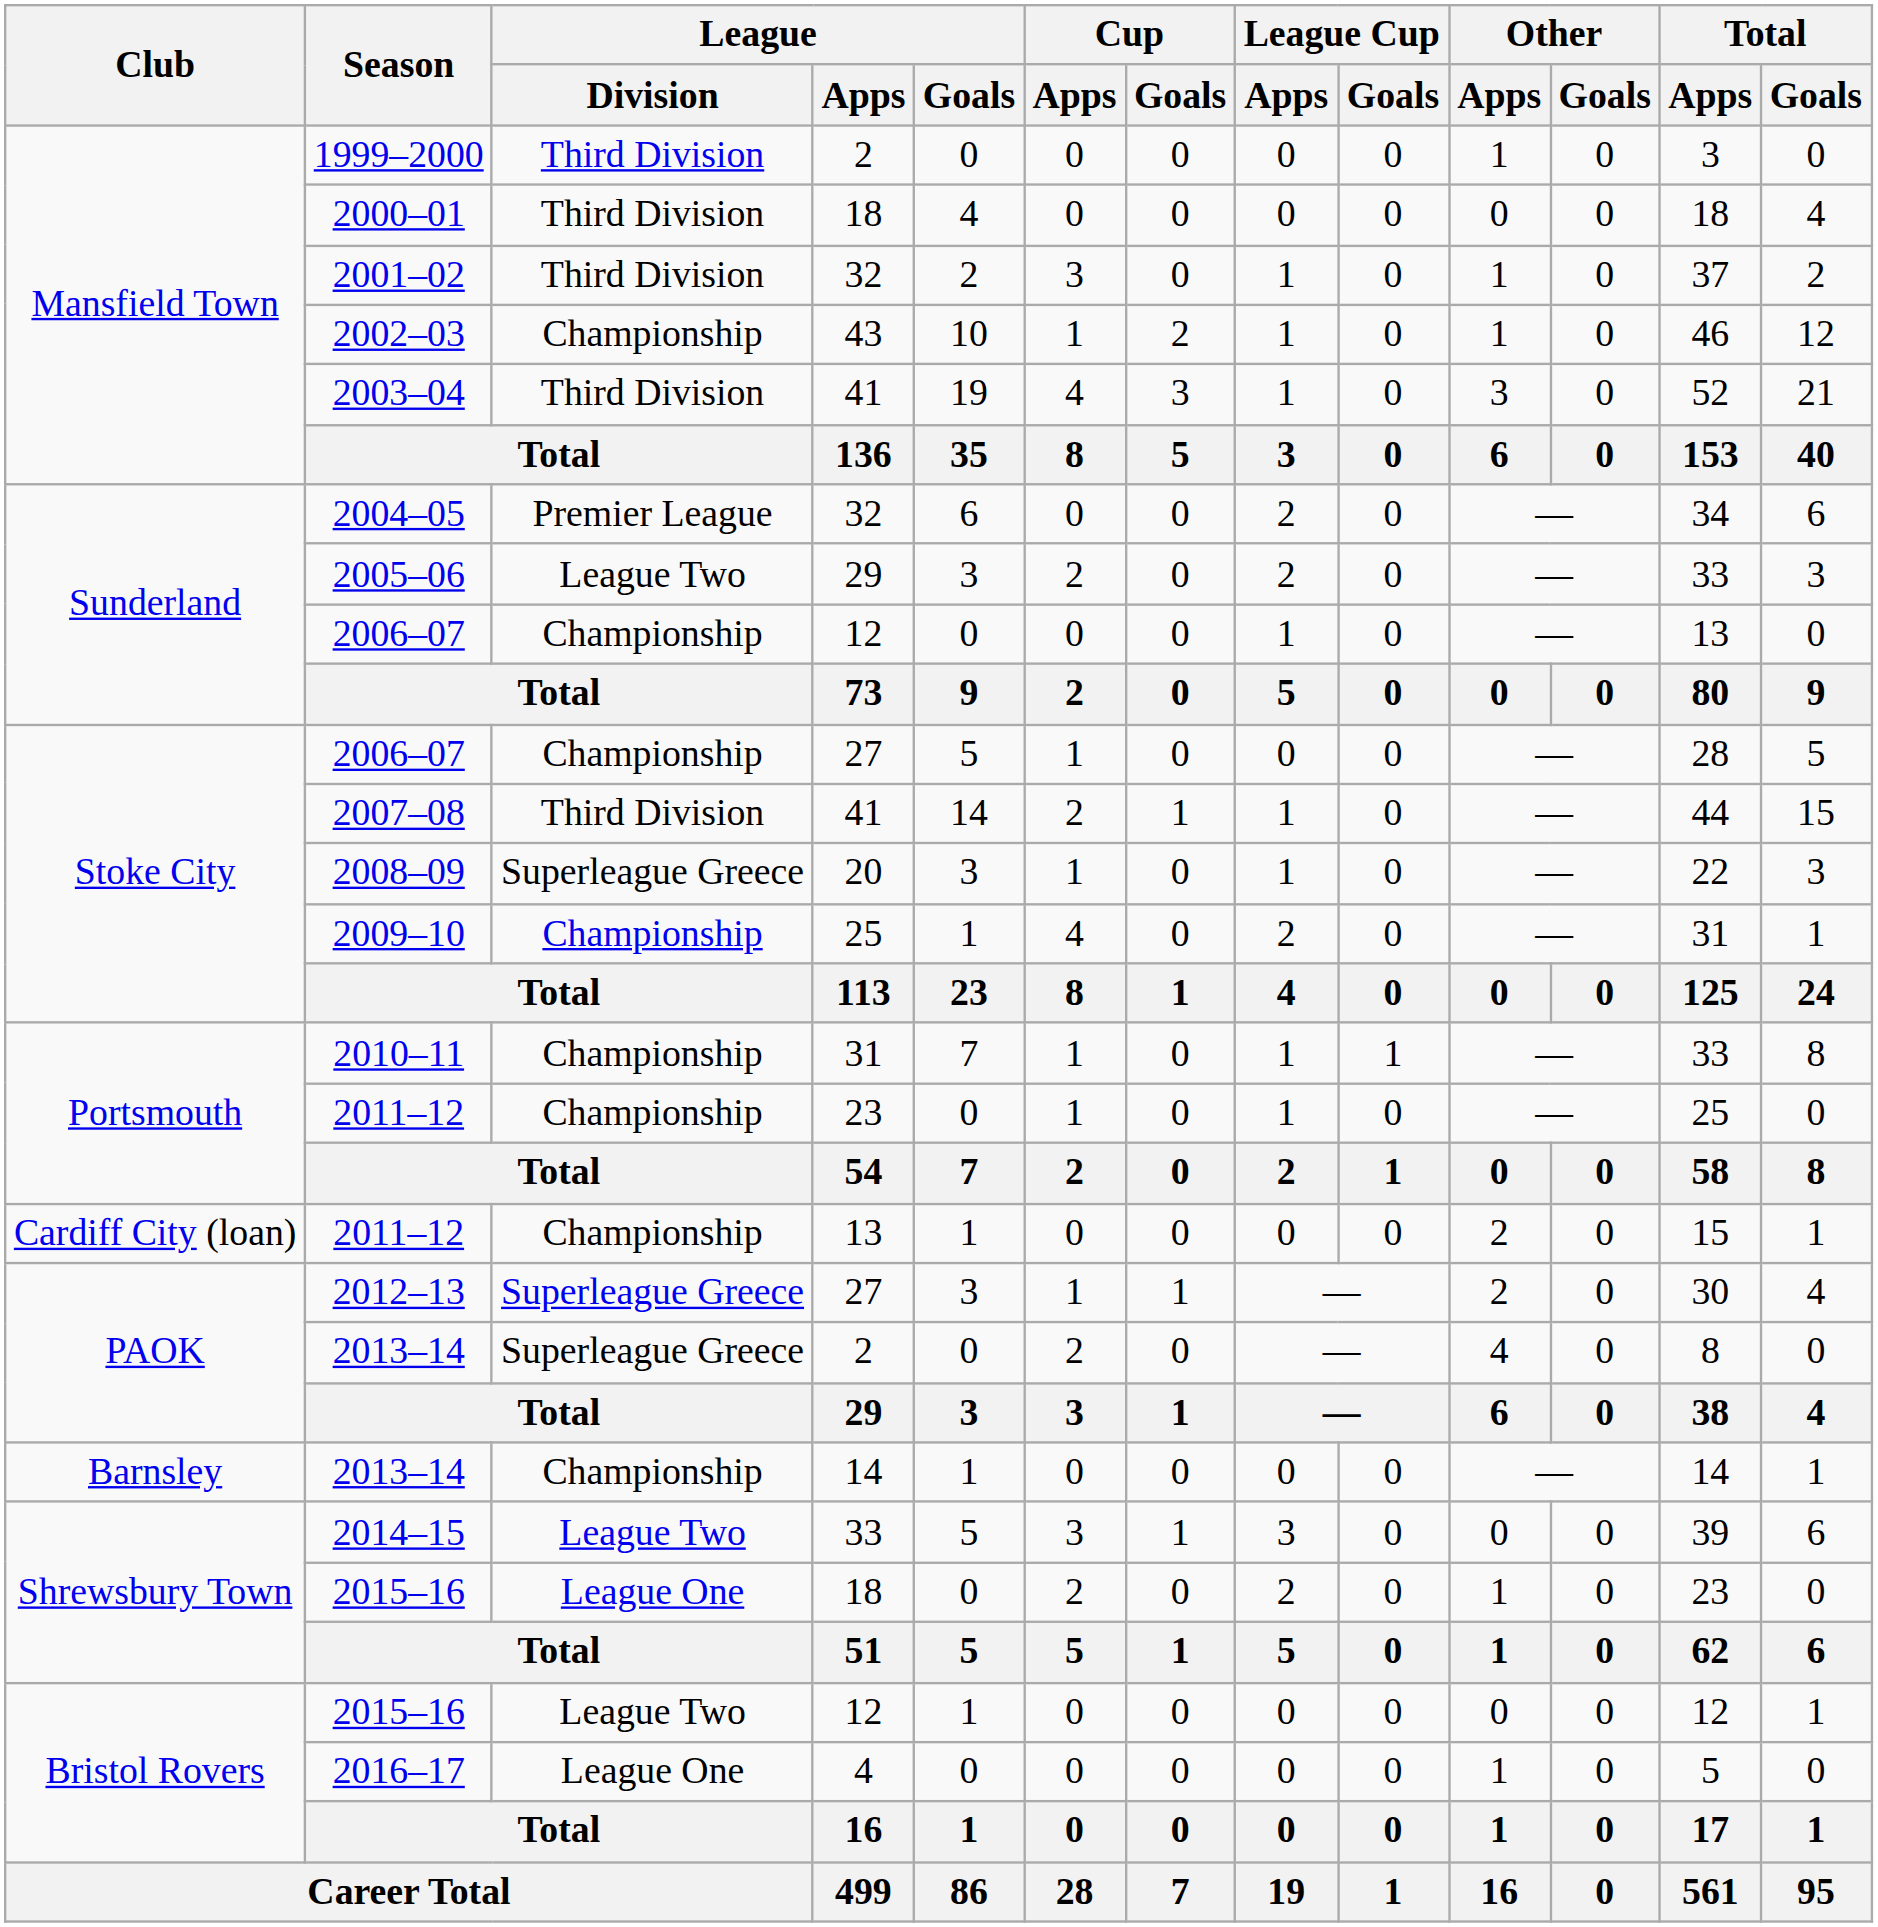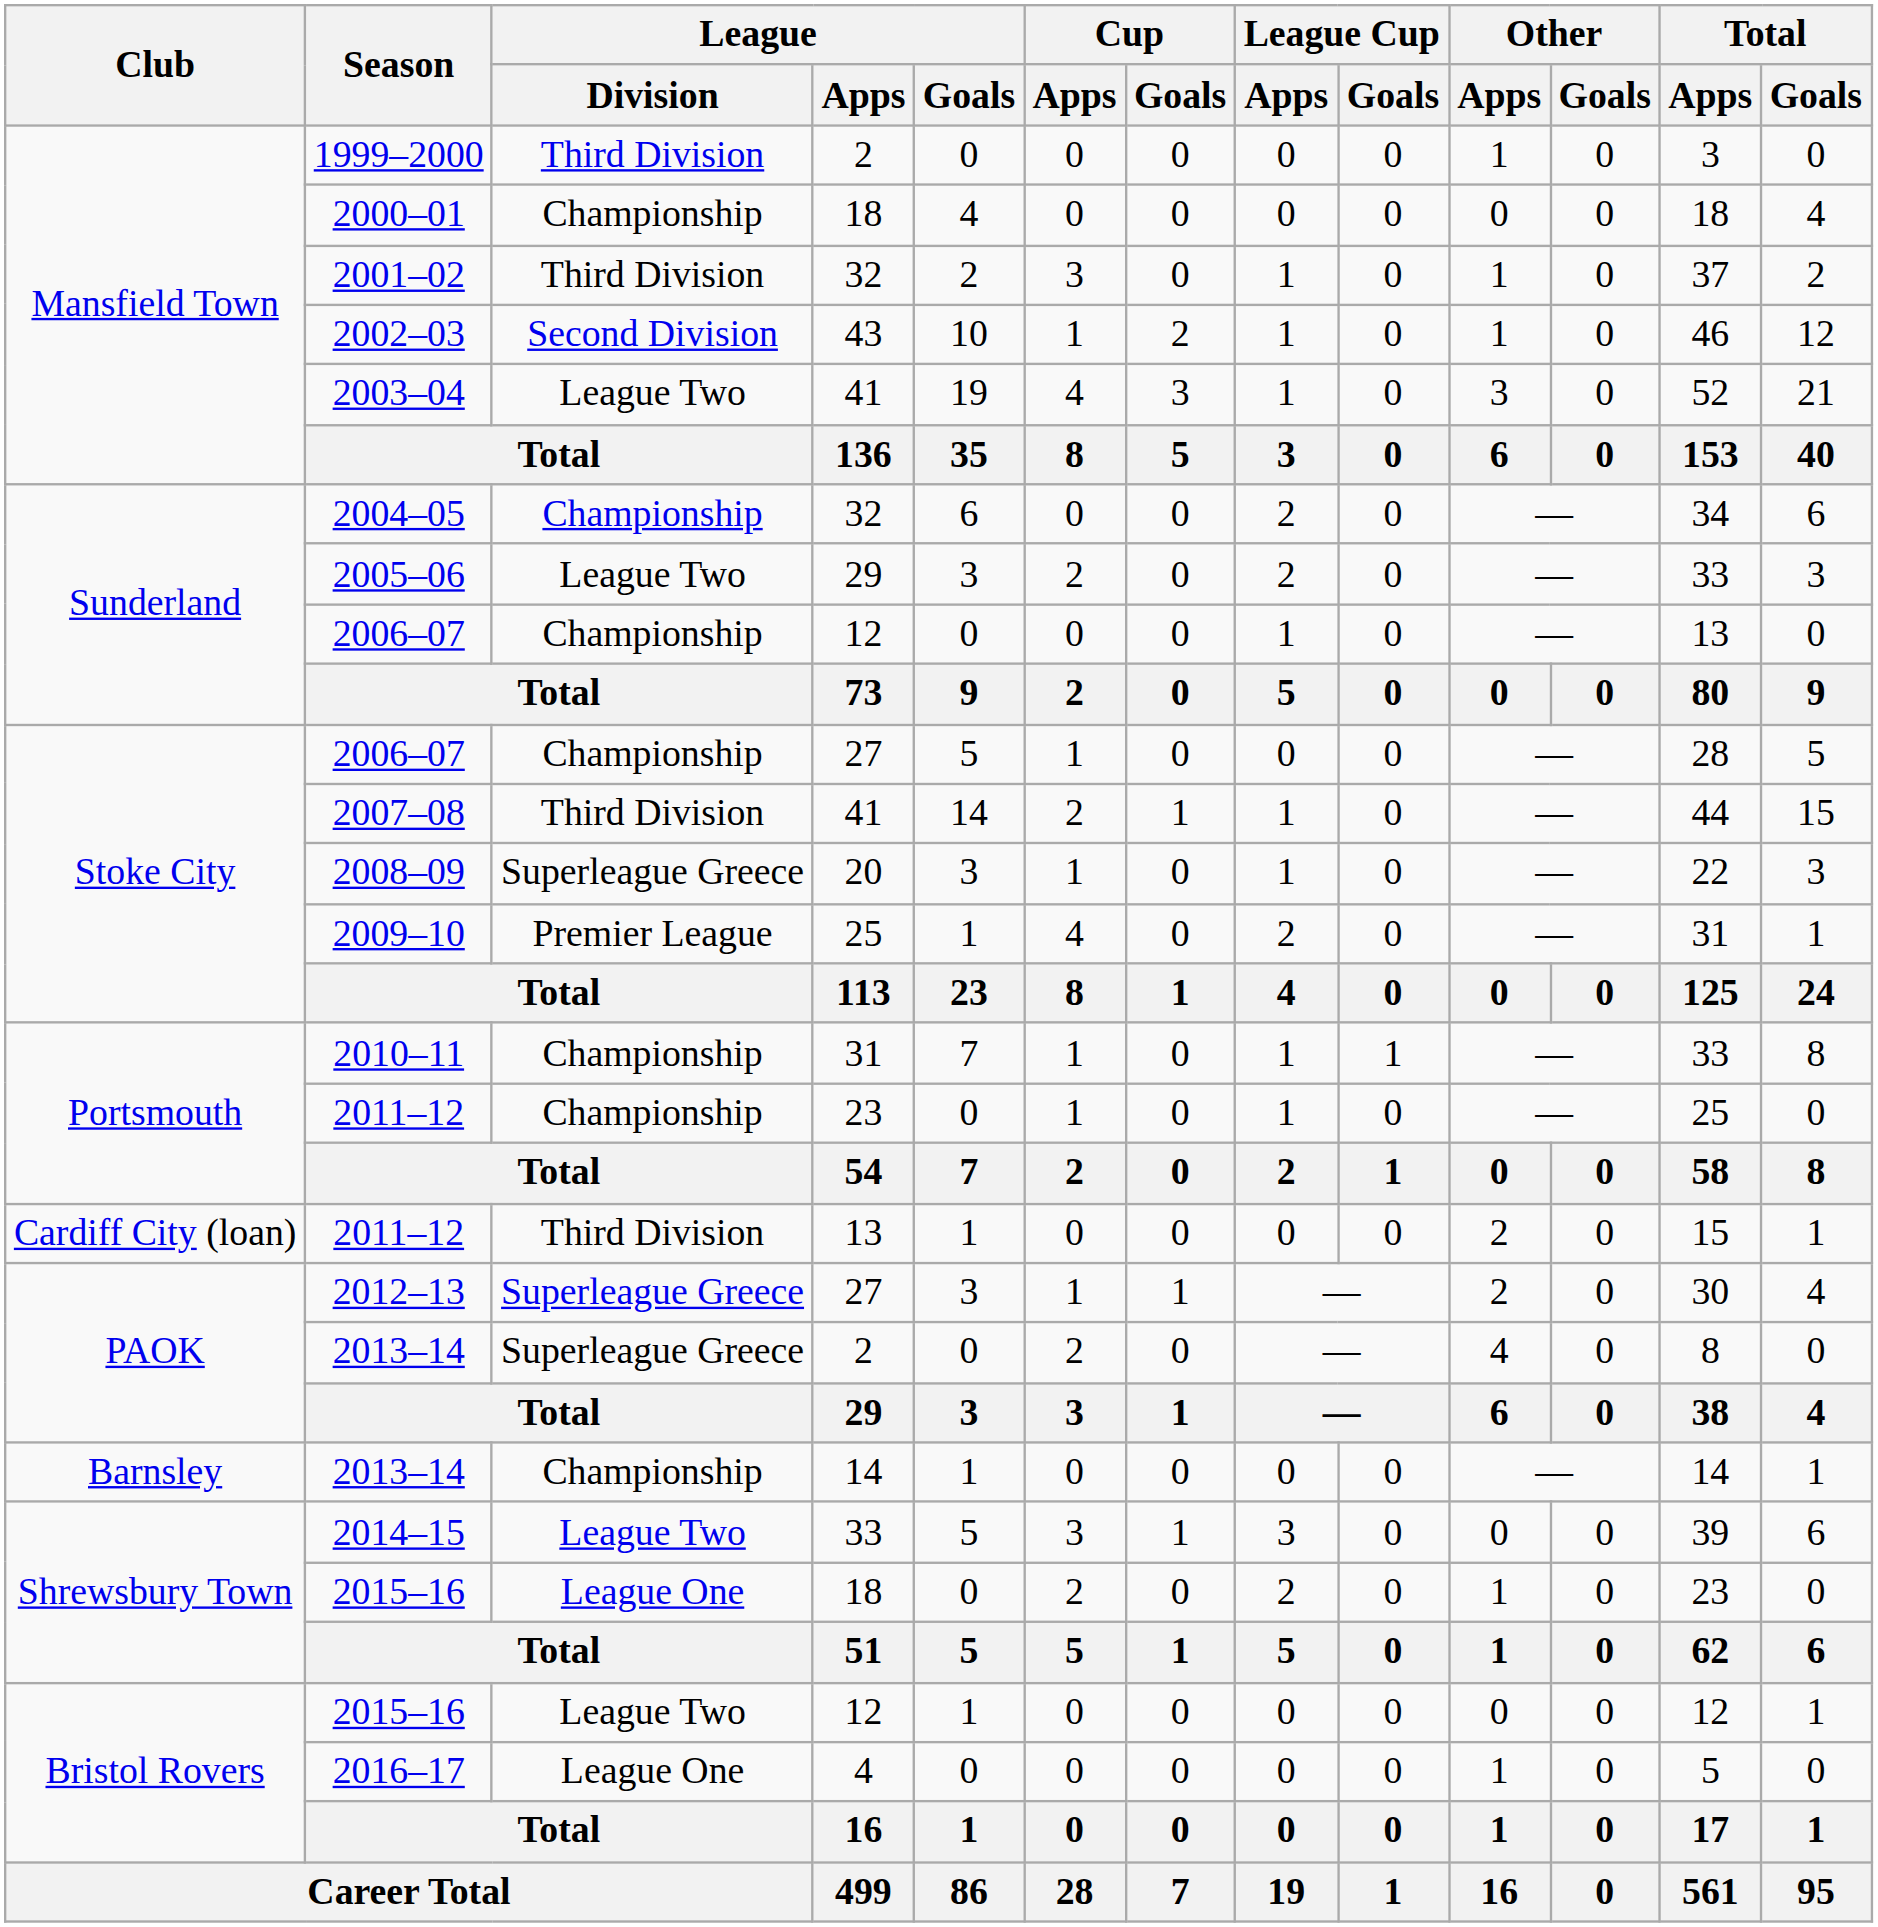(653, 214) Third Division -> (653, 214) Championship
(653, 333) Championship -> (653, 333) Second Division
(653, 393) Third Division -> (653, 393) League Two
(653, 513) Premier League -> (653, 513) Championship
(653, 932) Championship -> (653, 932) Premier League
(653, 1232) Championship -> (653, 1232) Third Division
